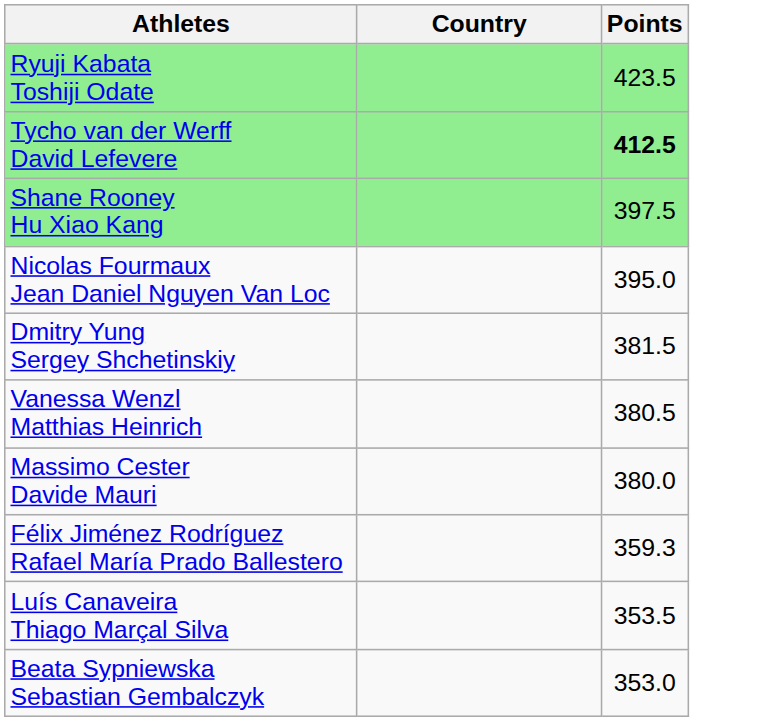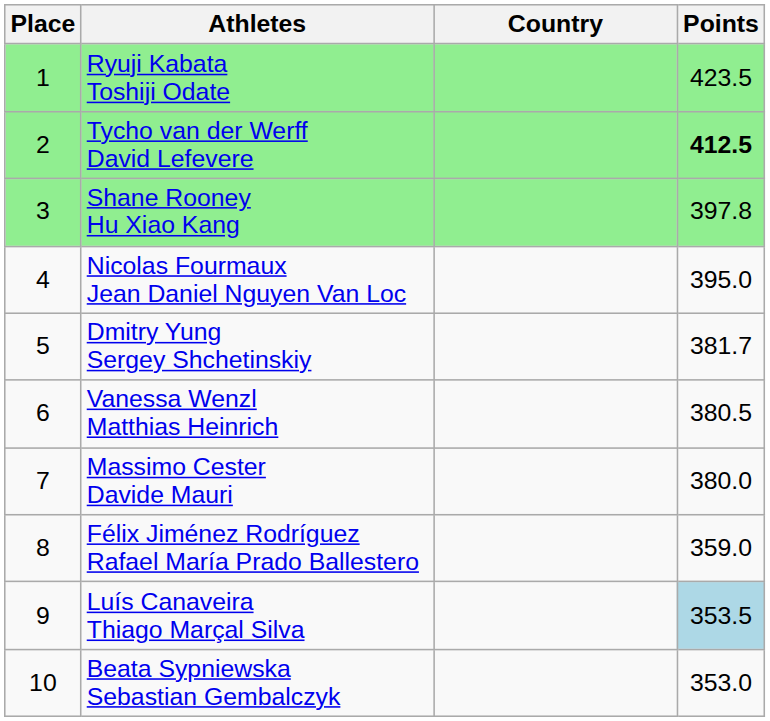+ column: (43, 24)
(645, 211) 397.5 -> (721, 211) 397.8
(645, 346) 381.5 -> (721, 346) 381.7
(645, 548) 359.3 -> (721, 548) 359.0
(645, 615) no background -> (721, 615) lightblue background
